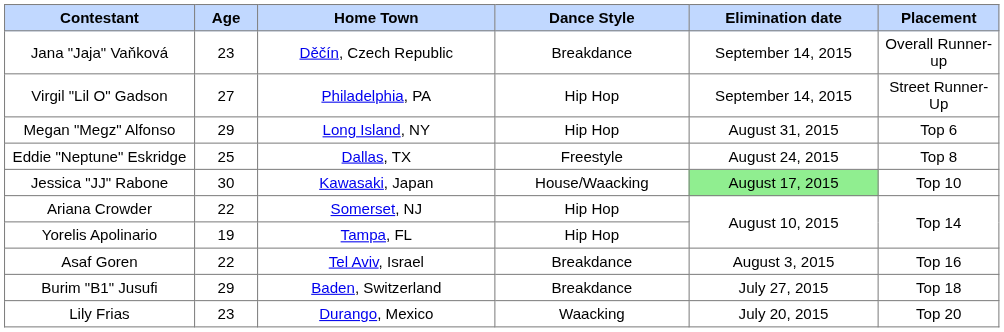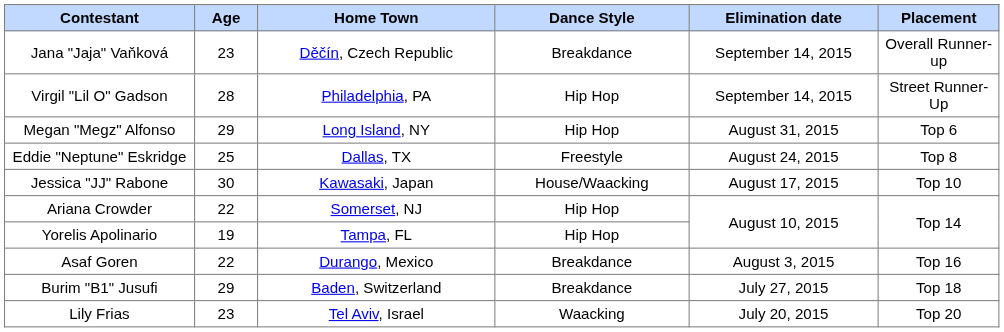(226, 95) 27 -> (226, 95) 28
(784, 182) lightgreen background -> (784, 182) no background
(376, 261) Tel Aviv, Israel -> (376, 261) Durango, Mexico
(376, 314) Durango, Mexico -> (376, 314) Tel Aviv, Israel
